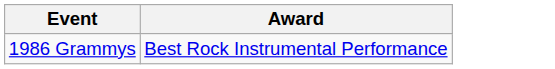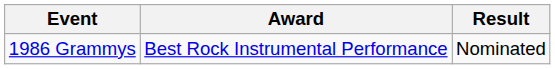+ column: (501, 19)
